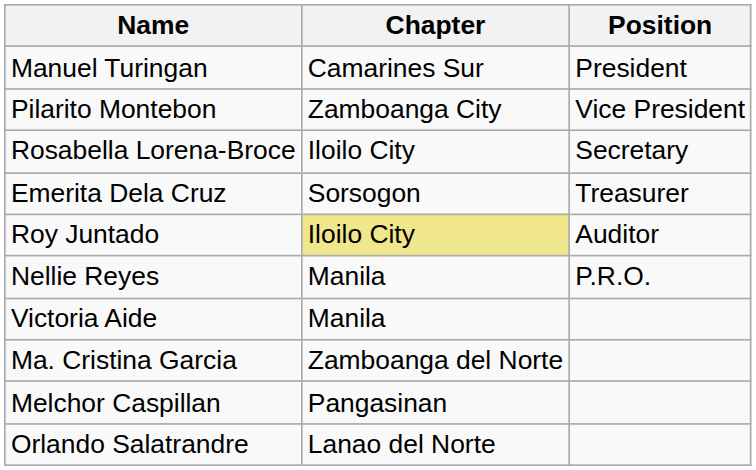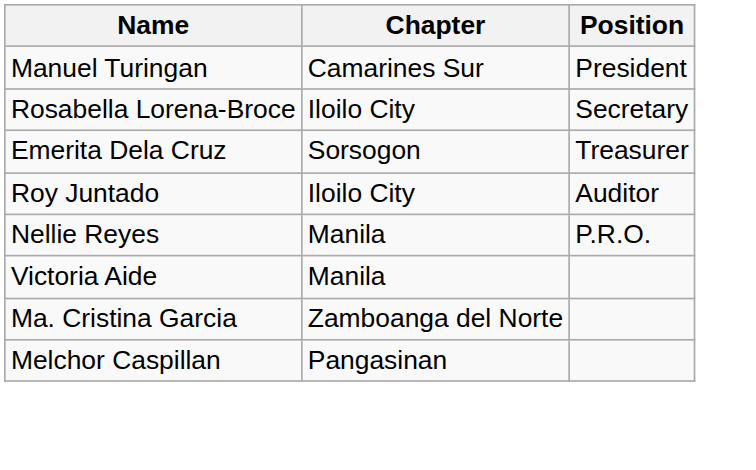- row: (114, 109)
(361, 234) khaki background -> (361, 192) no background
- row: (130, 444)
